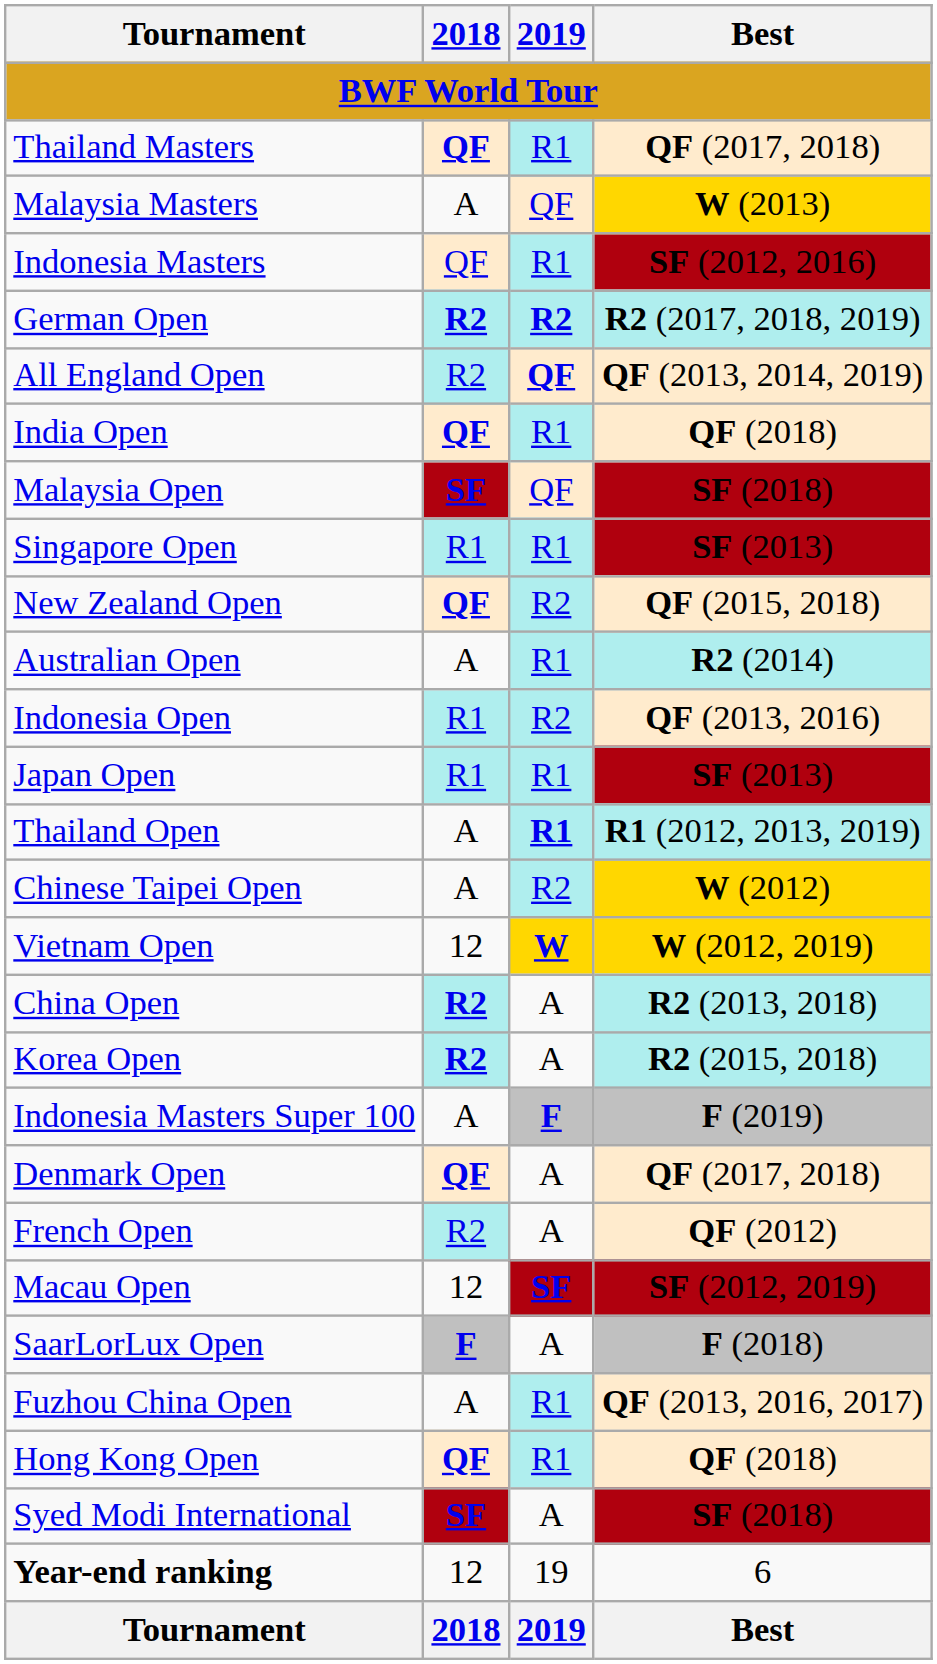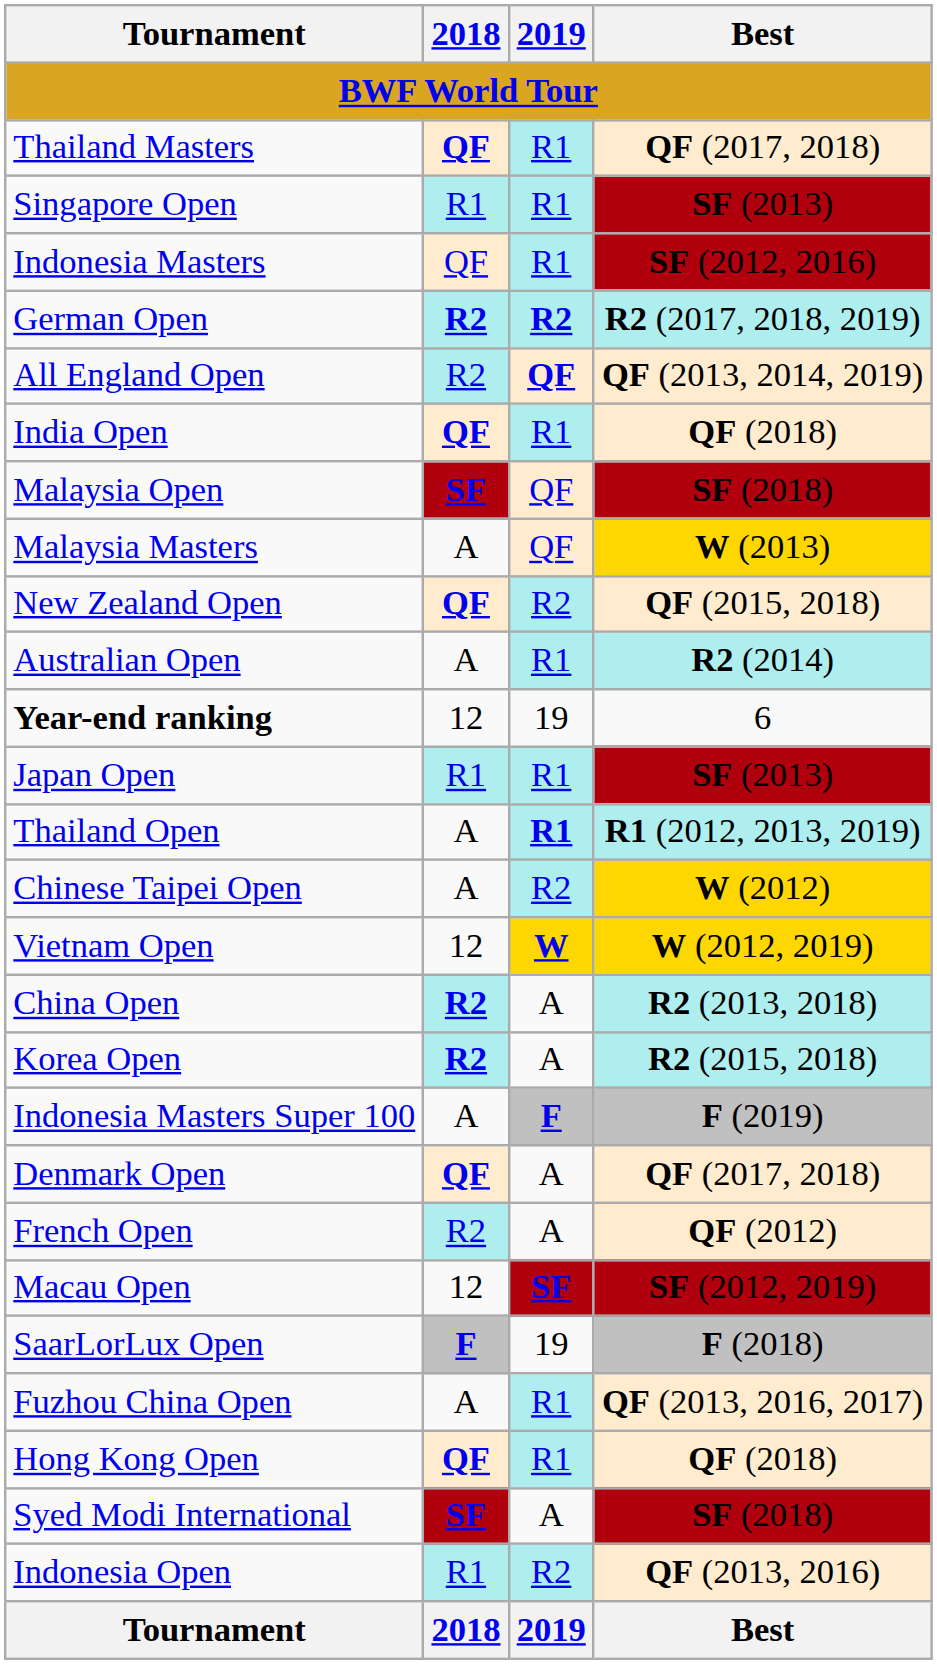rows swapped: (136, 204) <-> (125, 546)
rows swapped: (122, 717) <-> (143, 1572)
(551, 1344) A -> (551, 1344) 19
